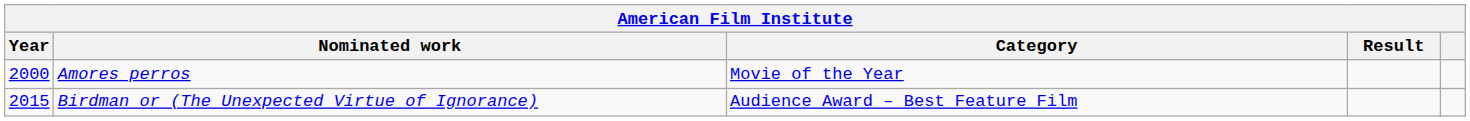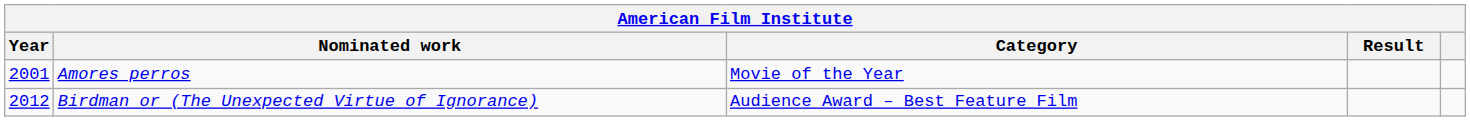(29, 74) 2000 -> (29, 74) 2001
(29, 102) 2015 -> (29, 102) 2012
